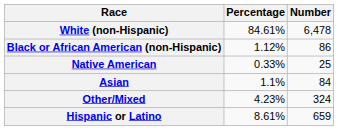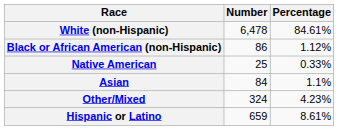columns swapped: (311, 13) <-> (256, 13)
